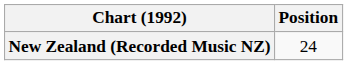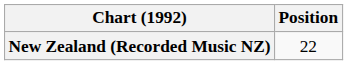(308, 45) 24 -> (308, 45) 22
